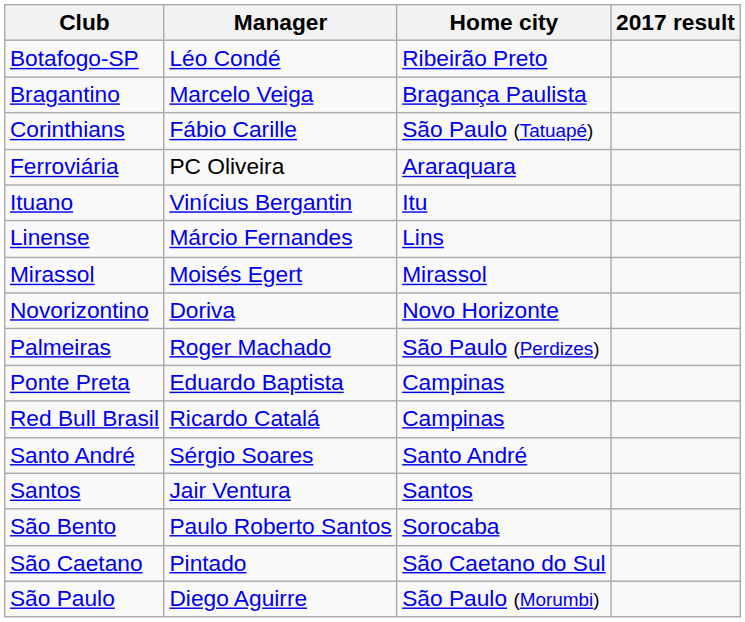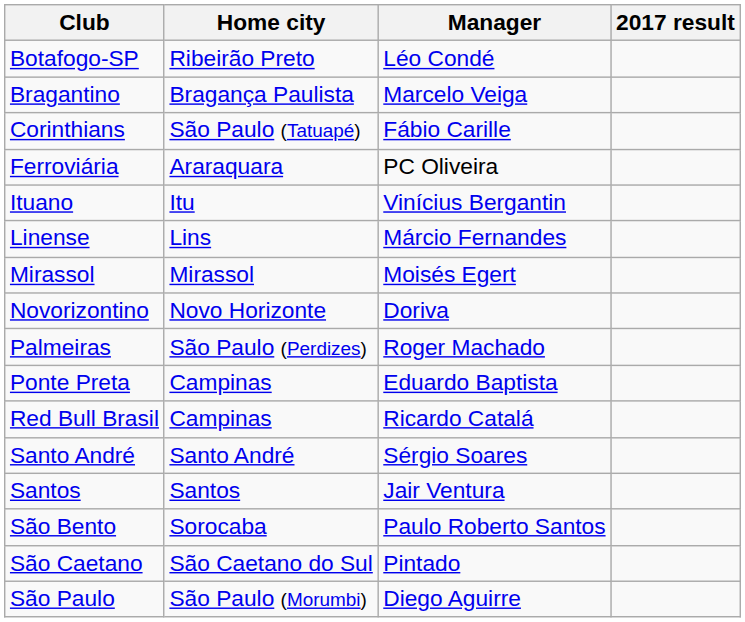columns swapped: (504, 22) <-> (281, 22)
